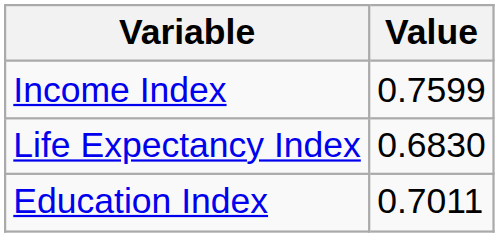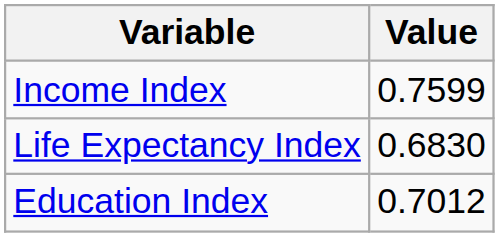(430, 201) 0.7011 -> (432, 201) 0.7012
